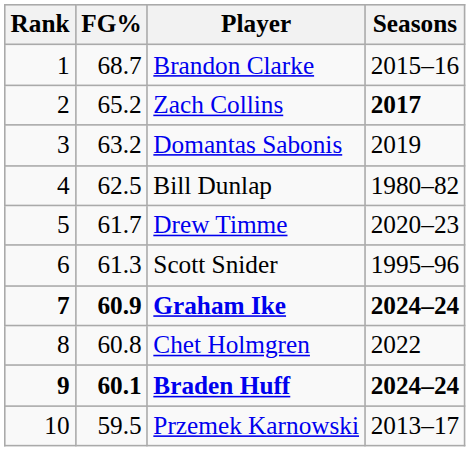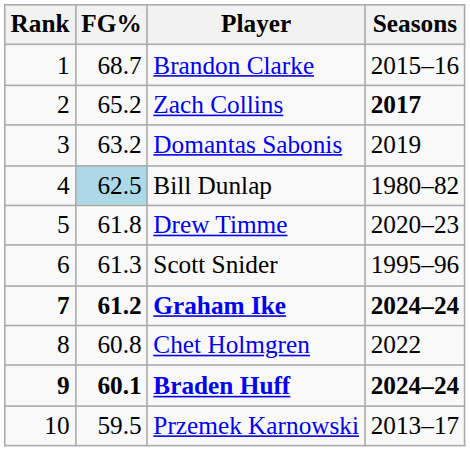(120, 184) no background -> (120, 184) lightblue background
(120, 225) 61.7 -> (120, 225) 61.8
(120, 305) 60.9 -> (120, 305) 61.2
